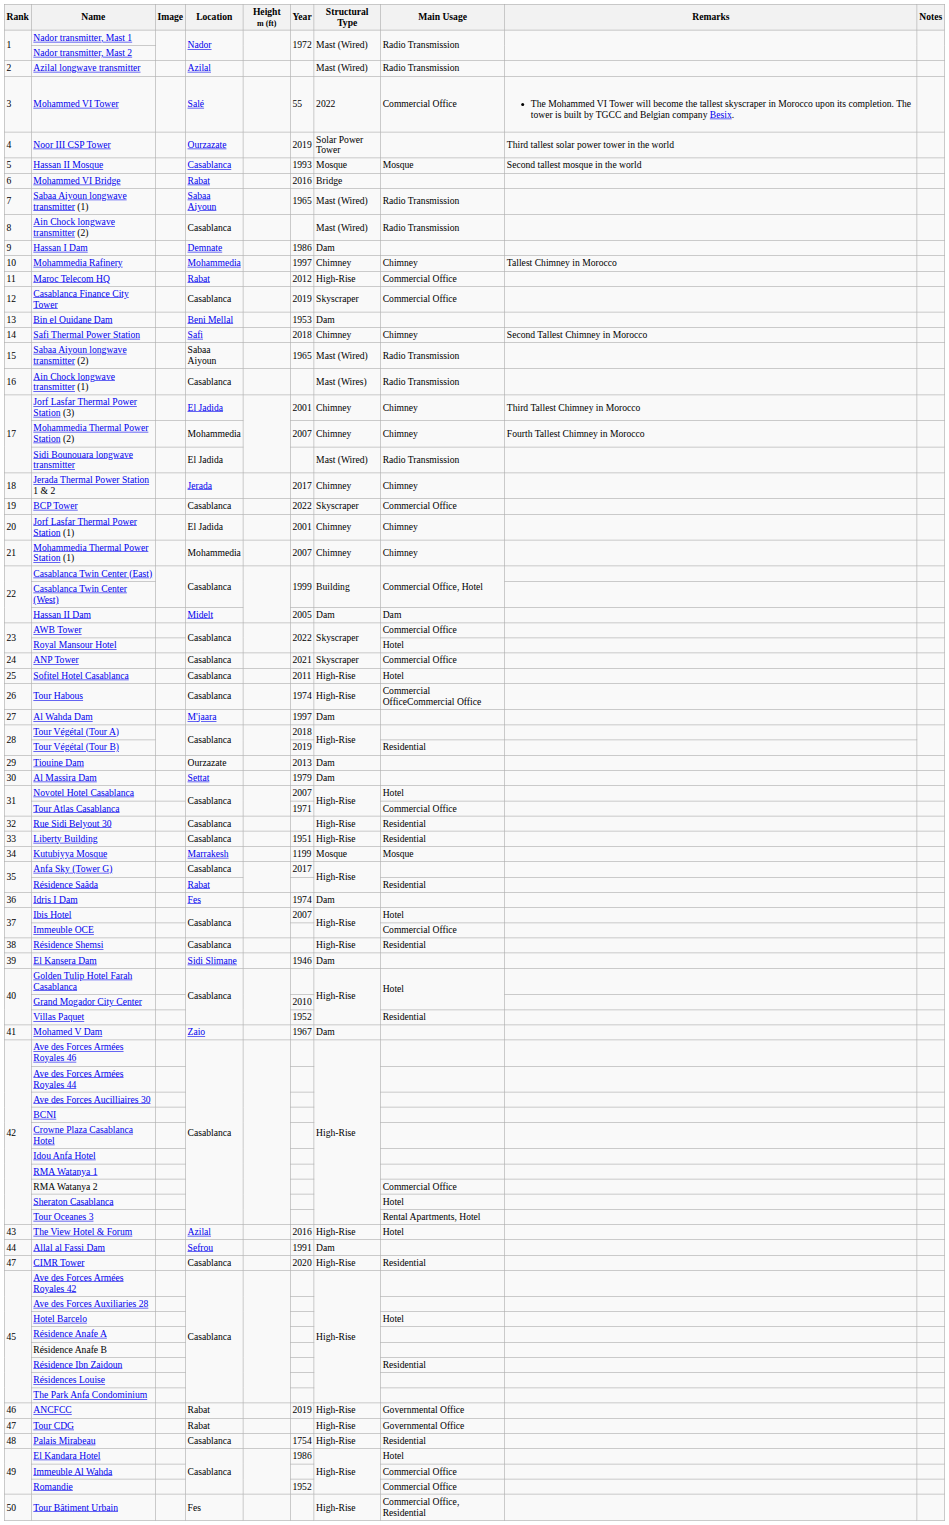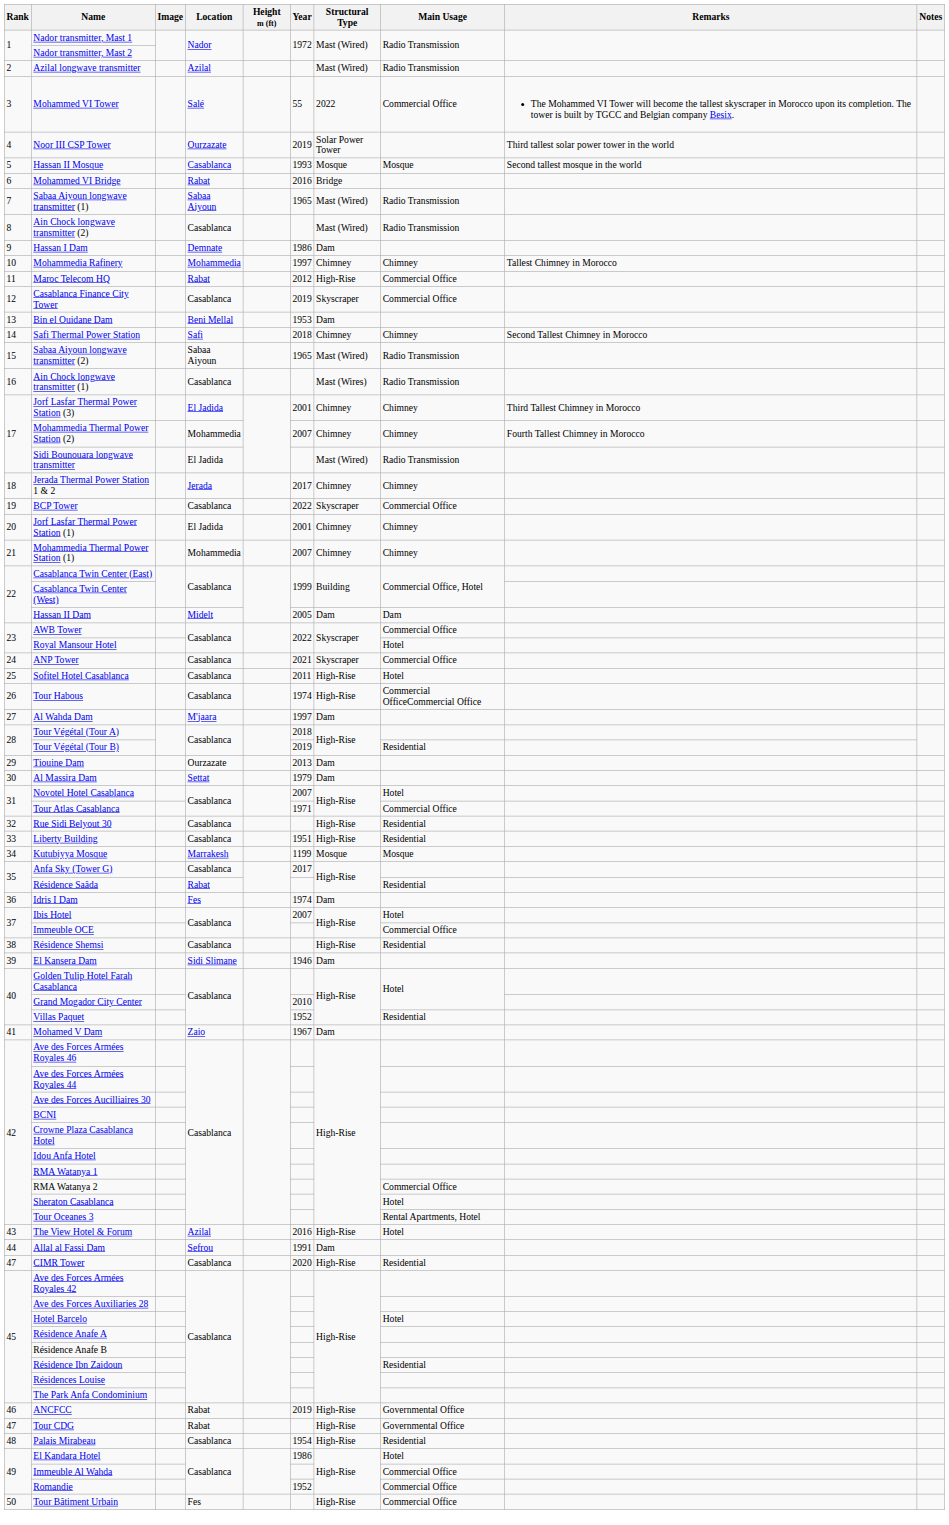(302, 1441) 1754 -> (302, 1441) 1954
(421, 1507) Commercial Office, Residential -> (420, 1502) Commercial Office
